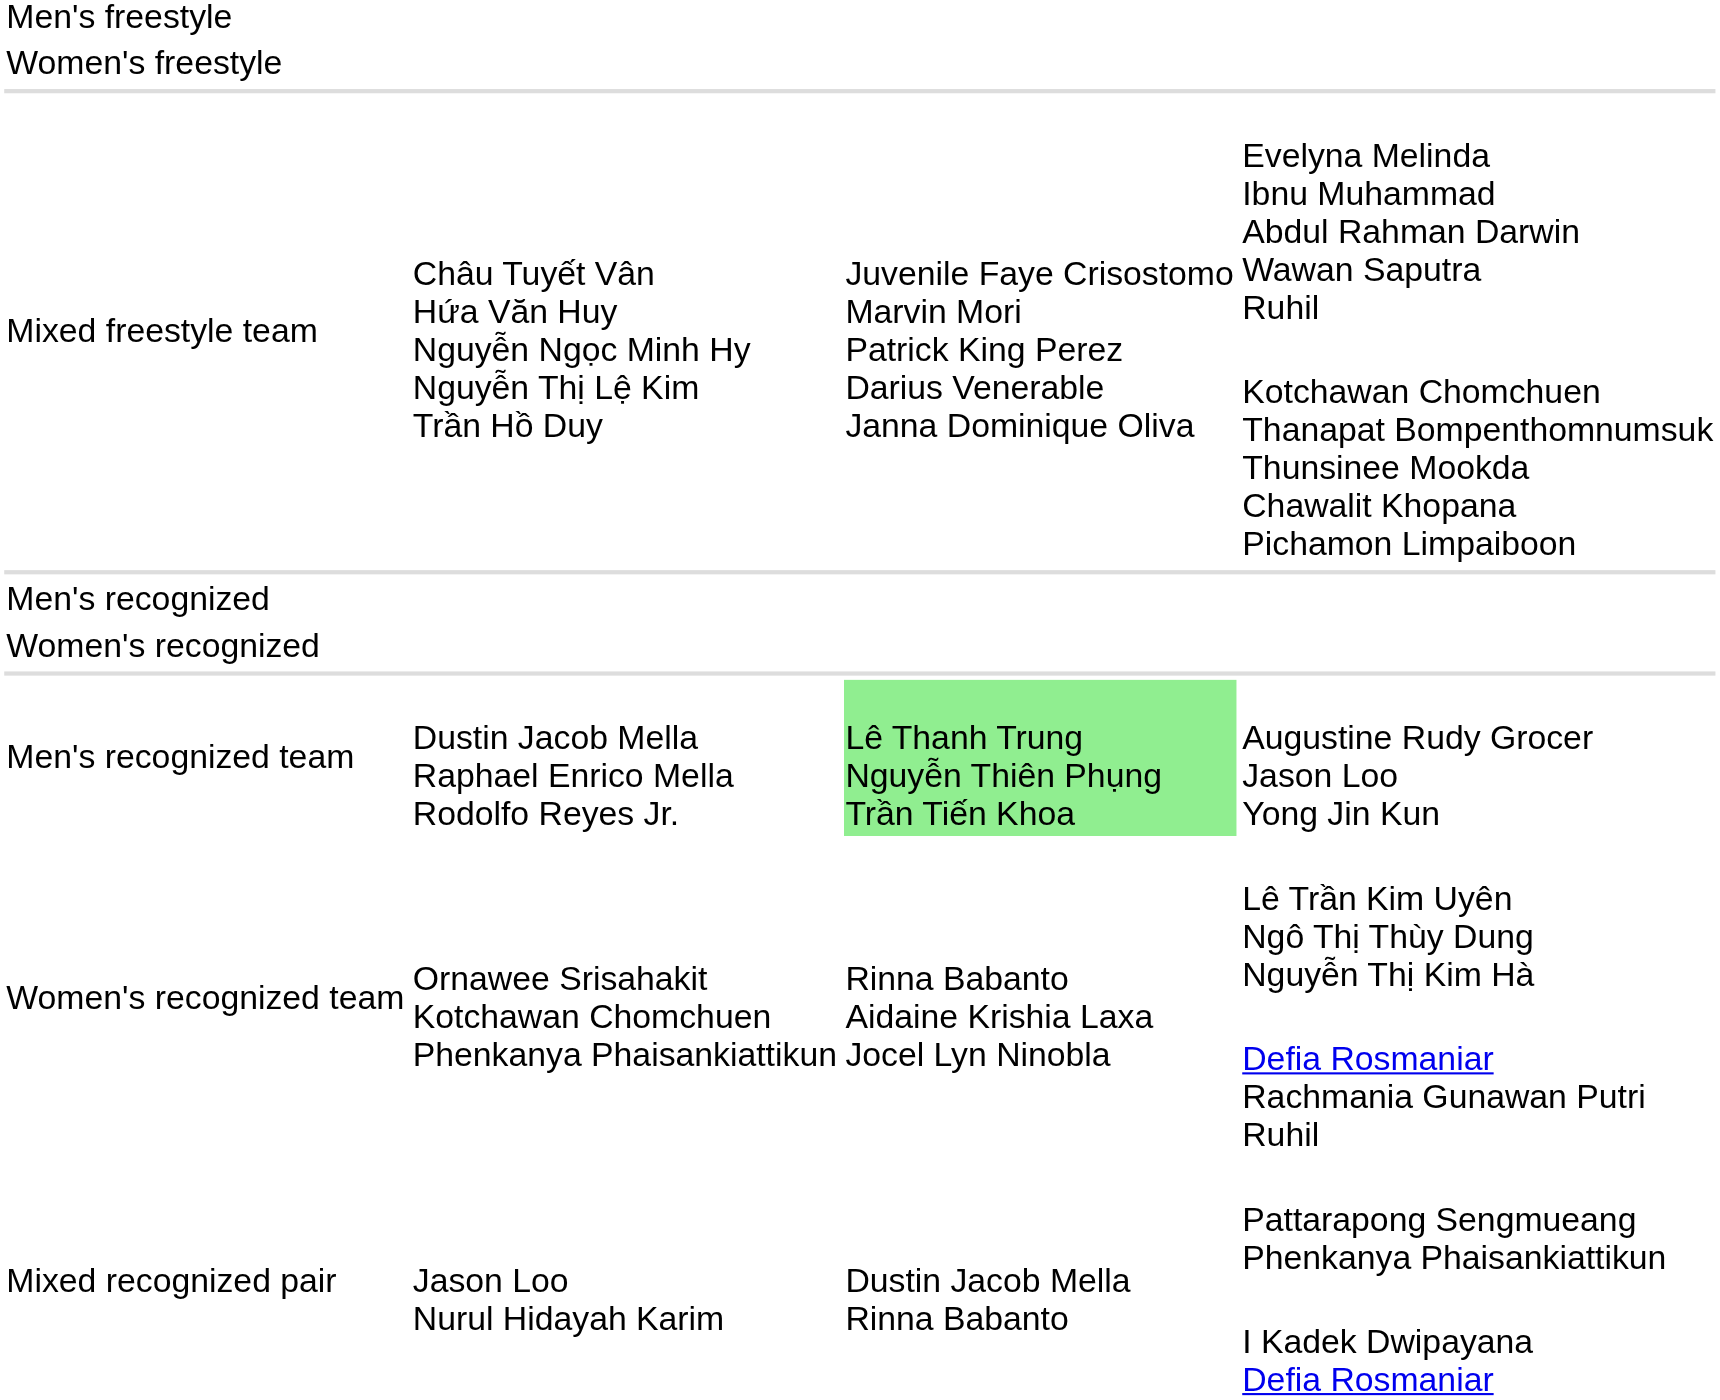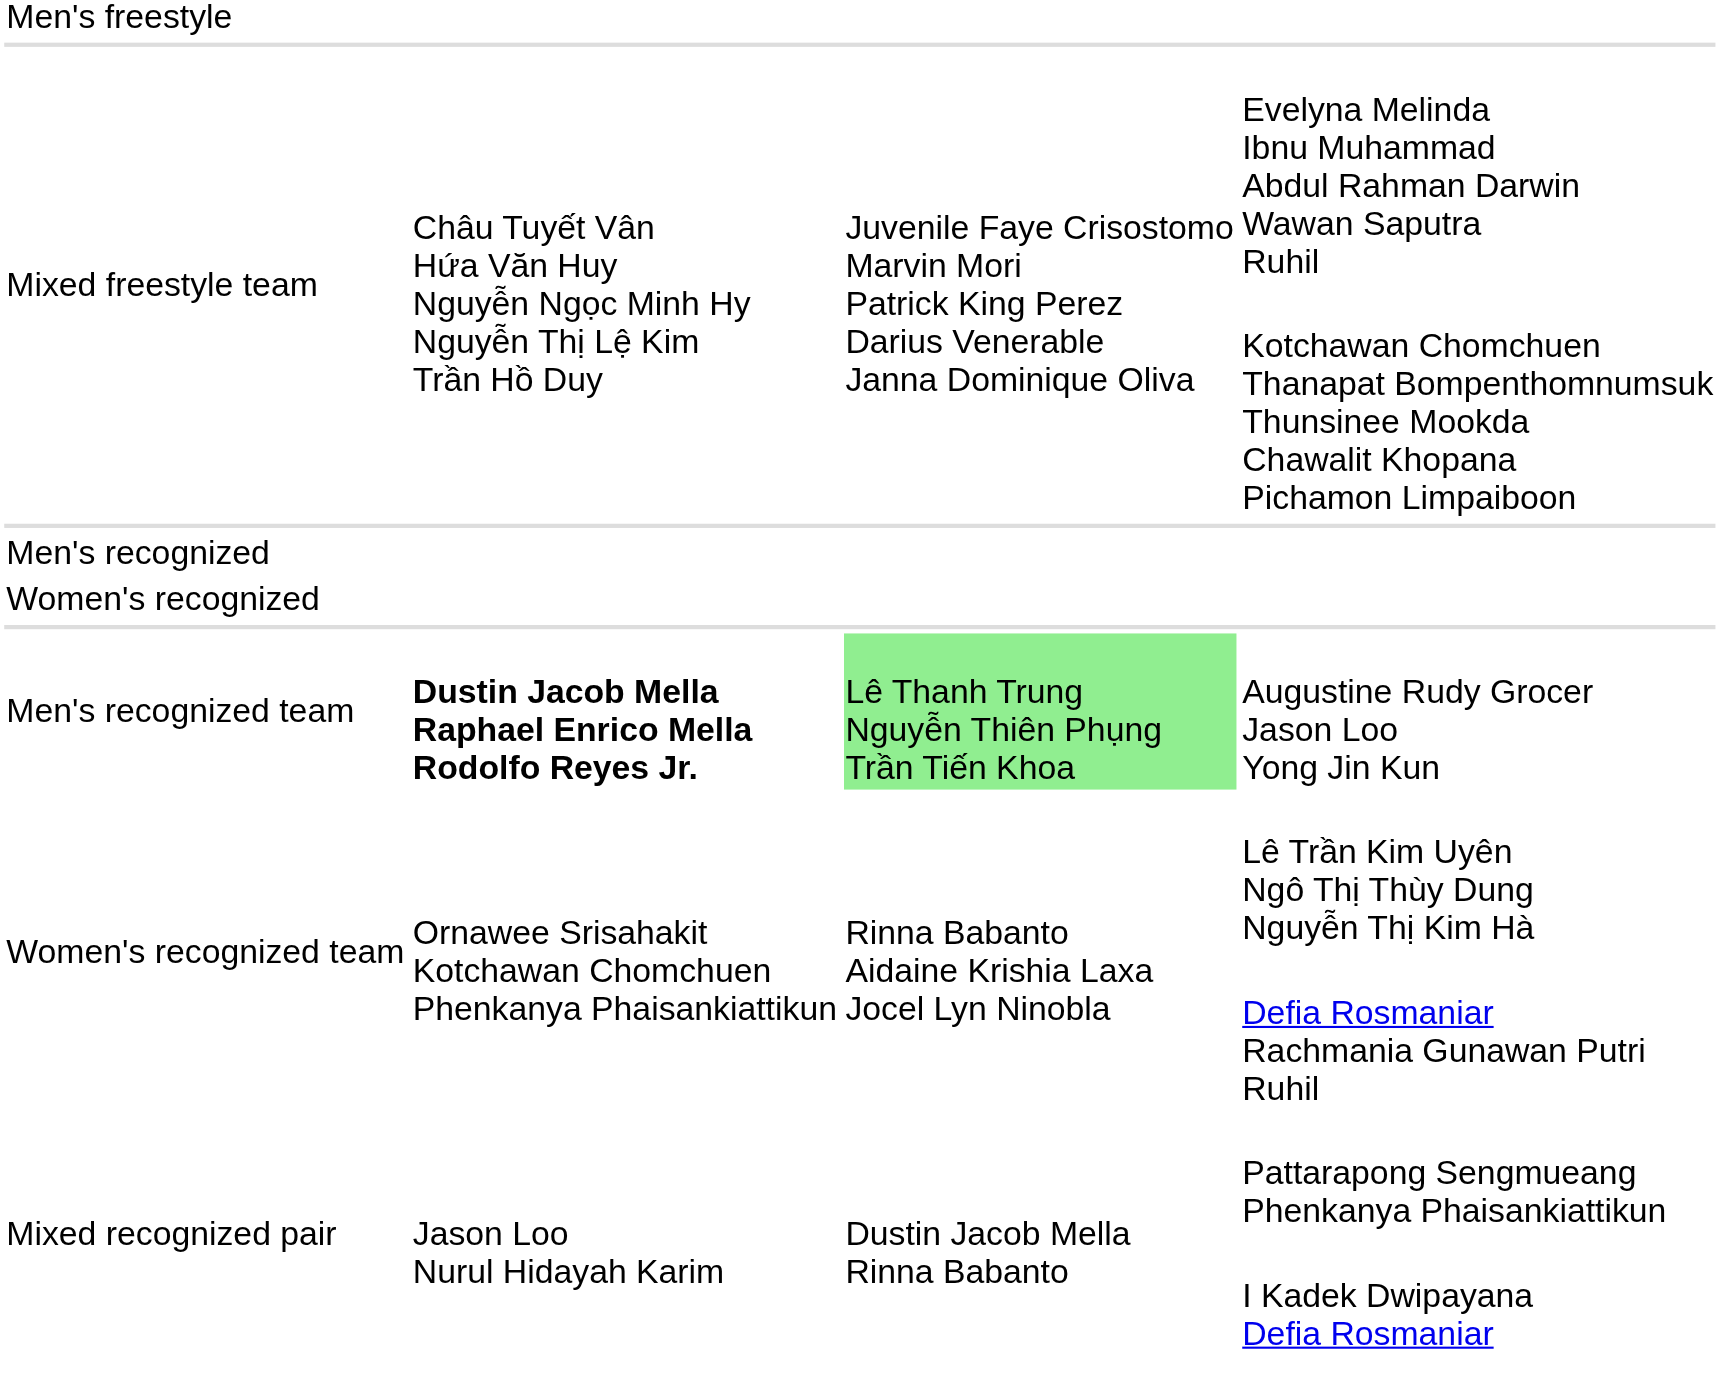- row: (144, 63)
(573, 776) normal -> (583, 729) bold
